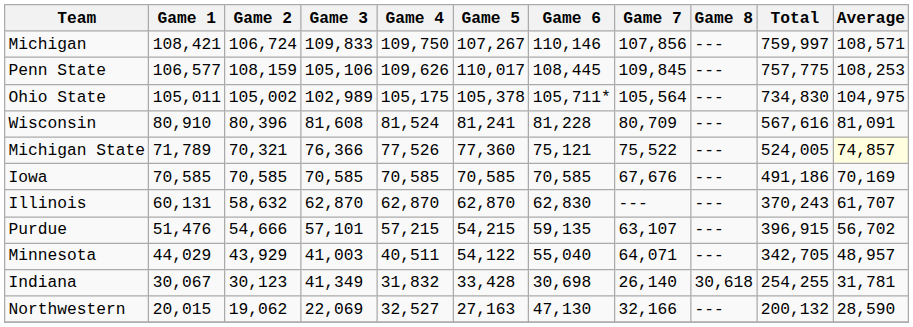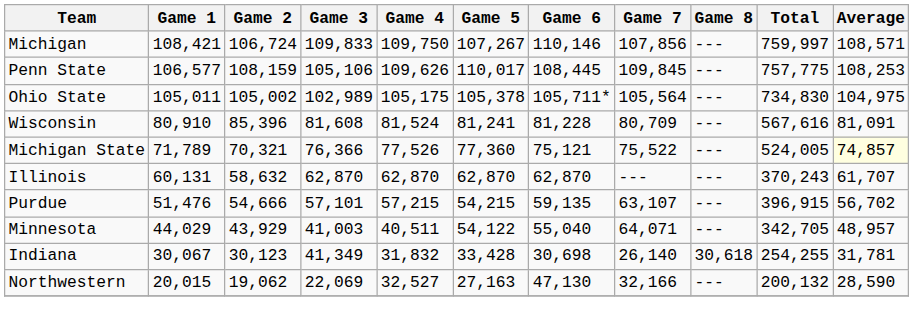(258, 124) 80,396 -> (258, 124) 85,396
- row: (28, 177)
(562, 203) 62,830 -> (562, 177) 62,870
